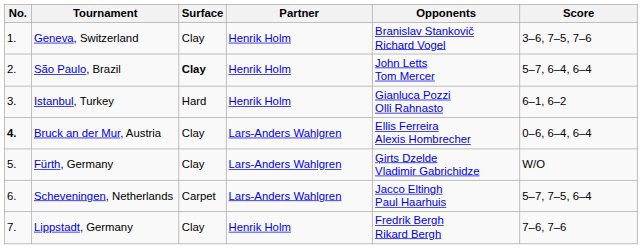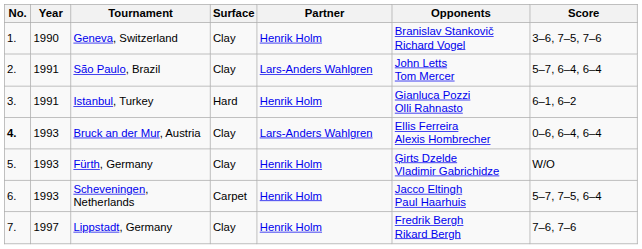+ column: (51, 13)
(194, 69) bold -> (224, 69) normal
(260, 69) Henrik Holm -> (316, 69) Lars-Anders Wahlgren
(285, 164) Lars-Anders Wahlgren -> (291, 164) Henrik Holm
(285, 195) Lars-Anders Wahlgren -> (291, 195) Henrik Holm
